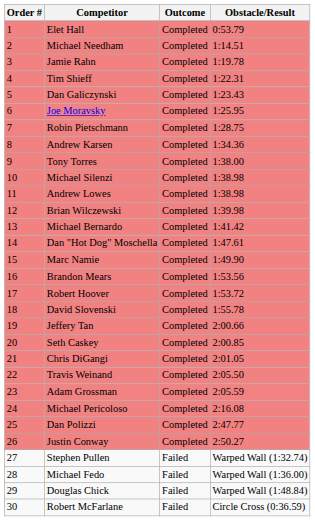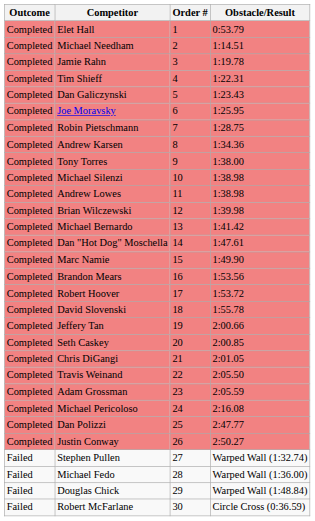columns swapped: (24, 12) <-> (185, 12)
